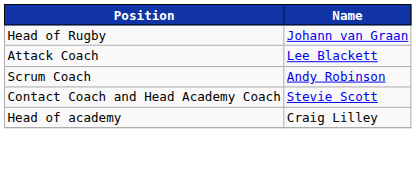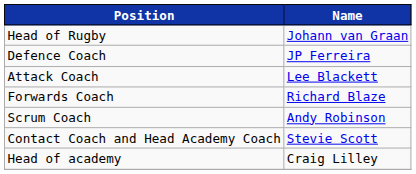+ row: (57, 56)
+ row: (61, 97)
